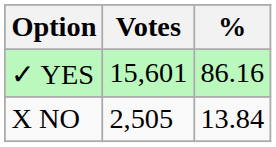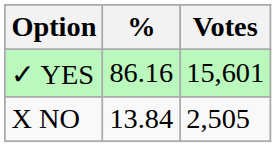columns swapped: (148, 26) <-> (232, 26)
